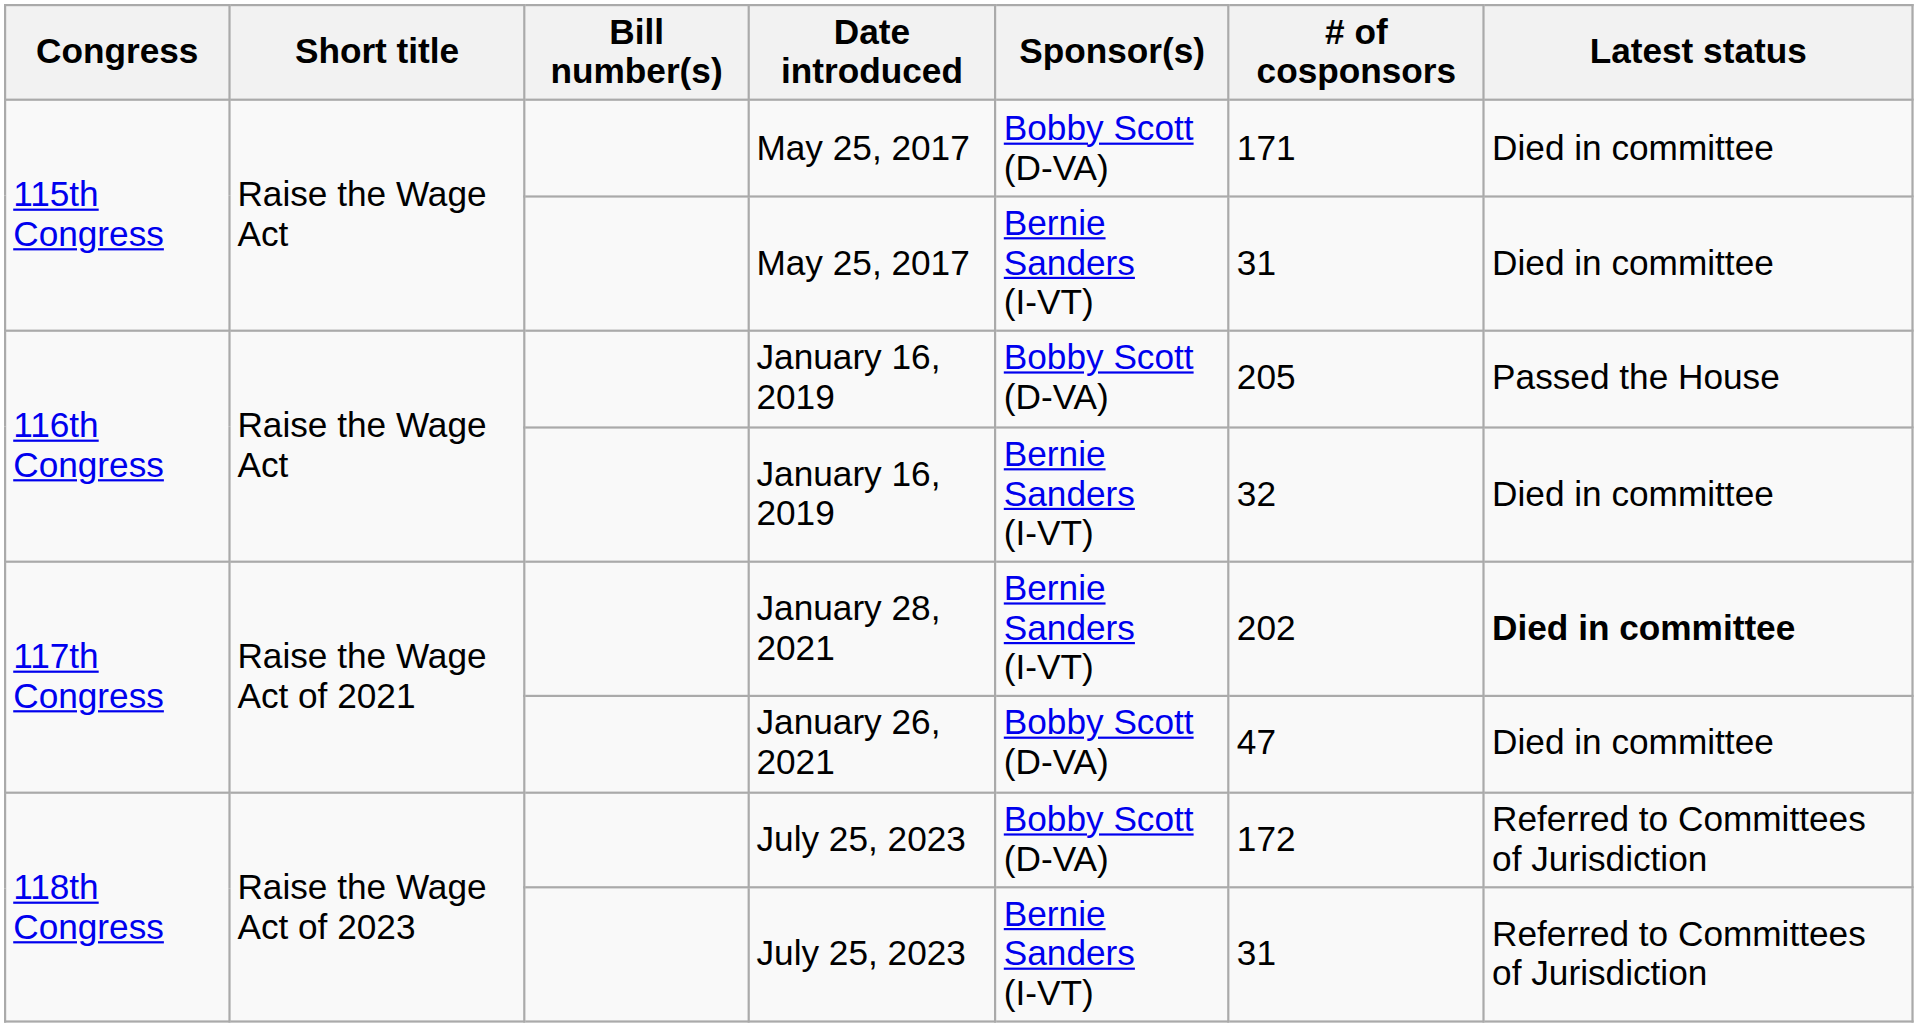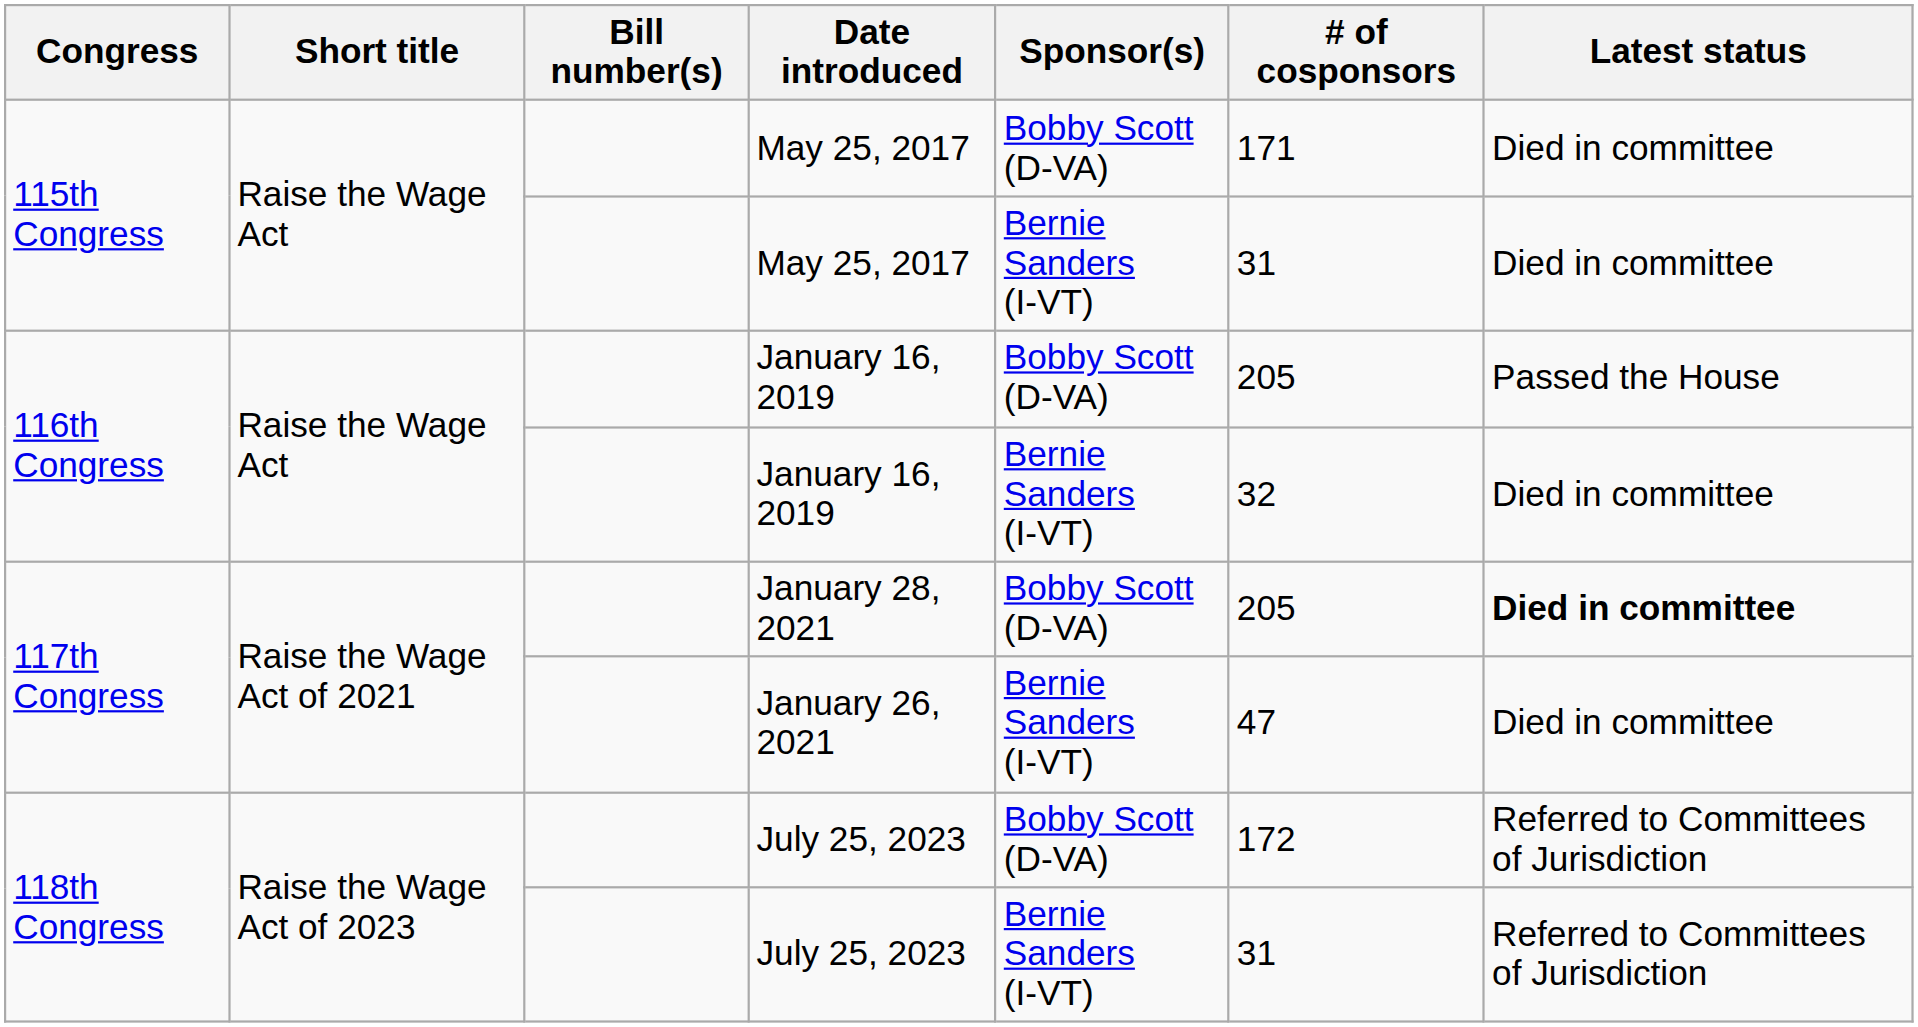(1069, 628) Bernie Sanders (I-VT) -> (1099, 608) Bobby Scott (D-VA)
(1266, 628) 202 -> (1266, 608) 205
(1099, 743) Bobby Scott (D-VA) -> (1069, 723) Bernie Sanders (I-VT)
